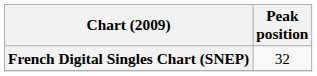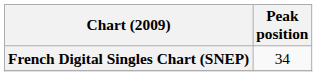(282, 58) 32 -> (282, 58) 34
